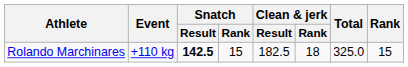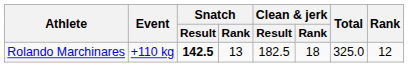(236, 53) 15 -> (236, 53) 13
(385, 53) 15 -> (385, 53) 12
